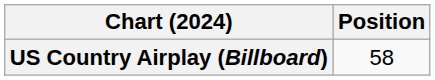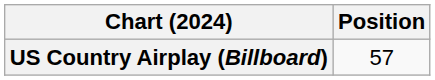(382, 57) 58 -> (382, 57) 57
